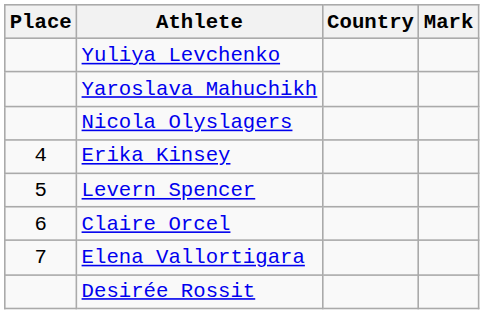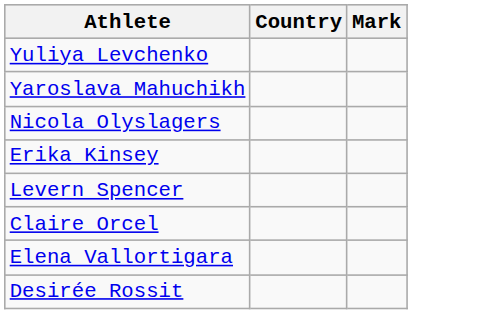- column: (41, 22)
